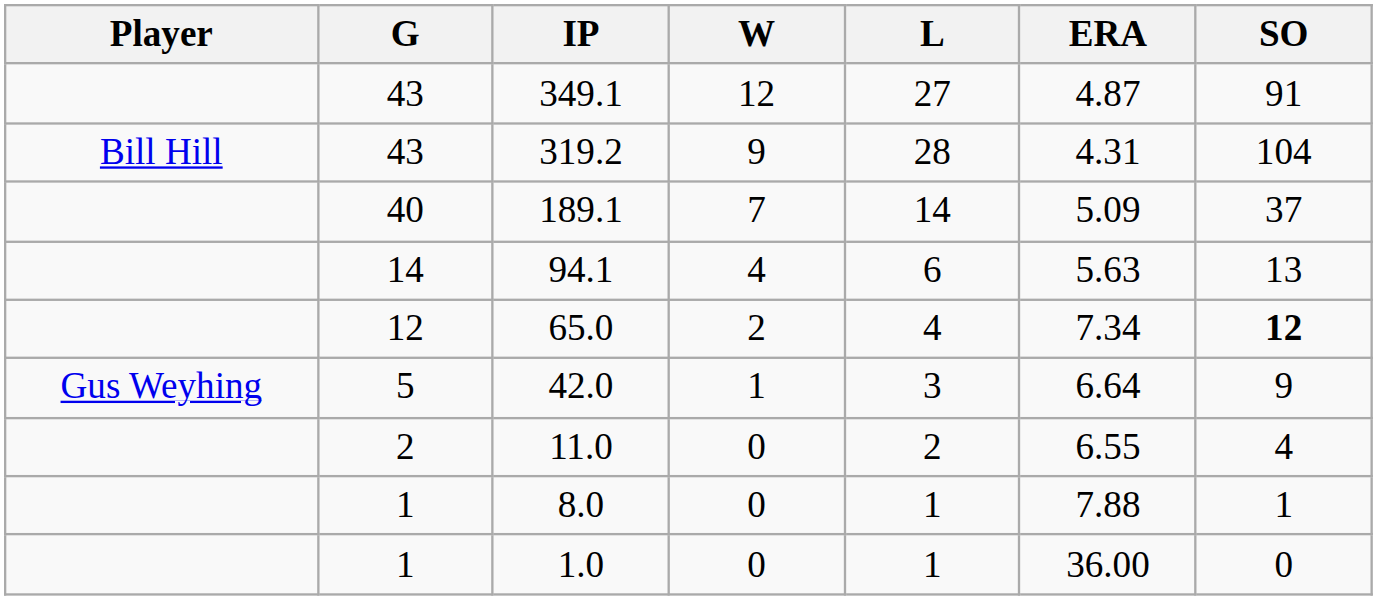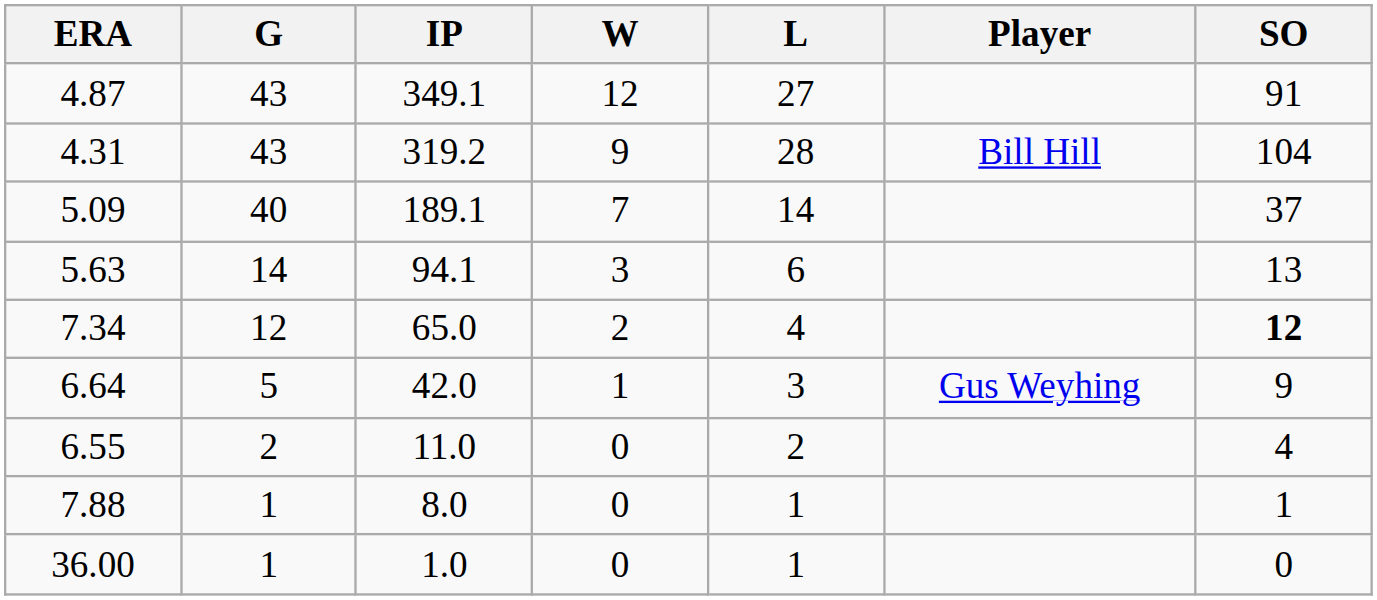columns swapped: (161, 33) <-> (1108, 33)
(757, 269) 4 -> (620, 269) 3
